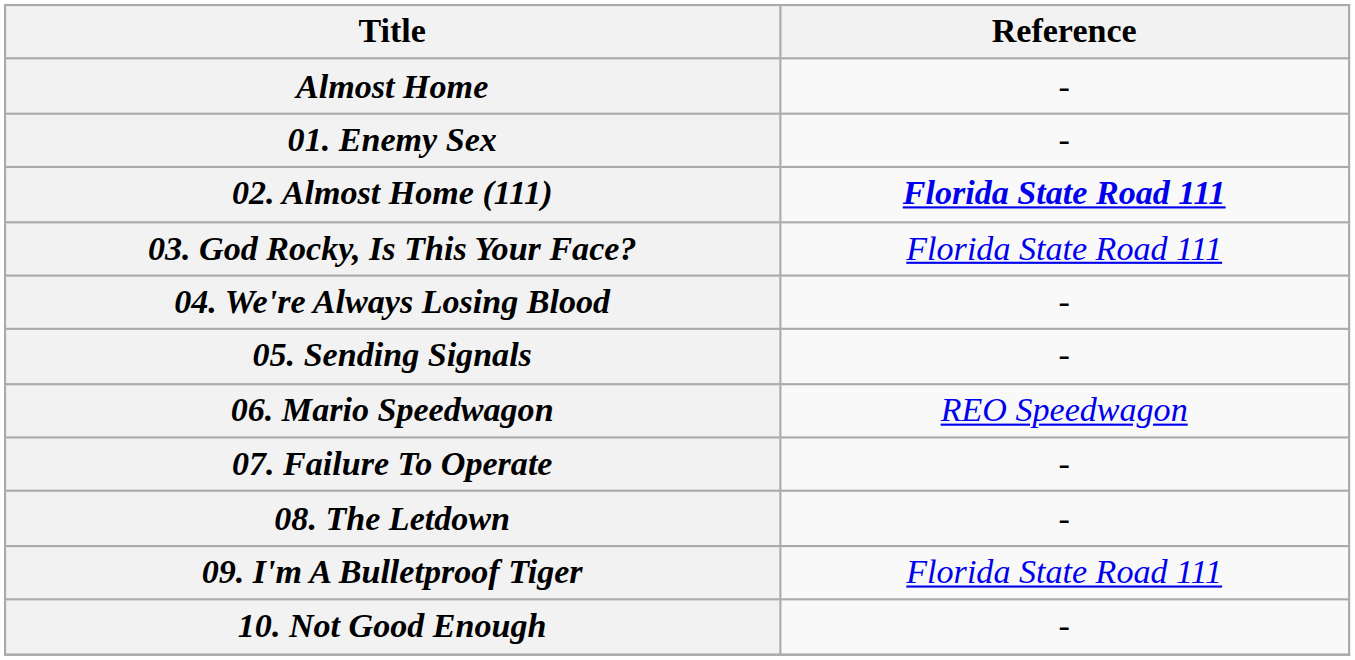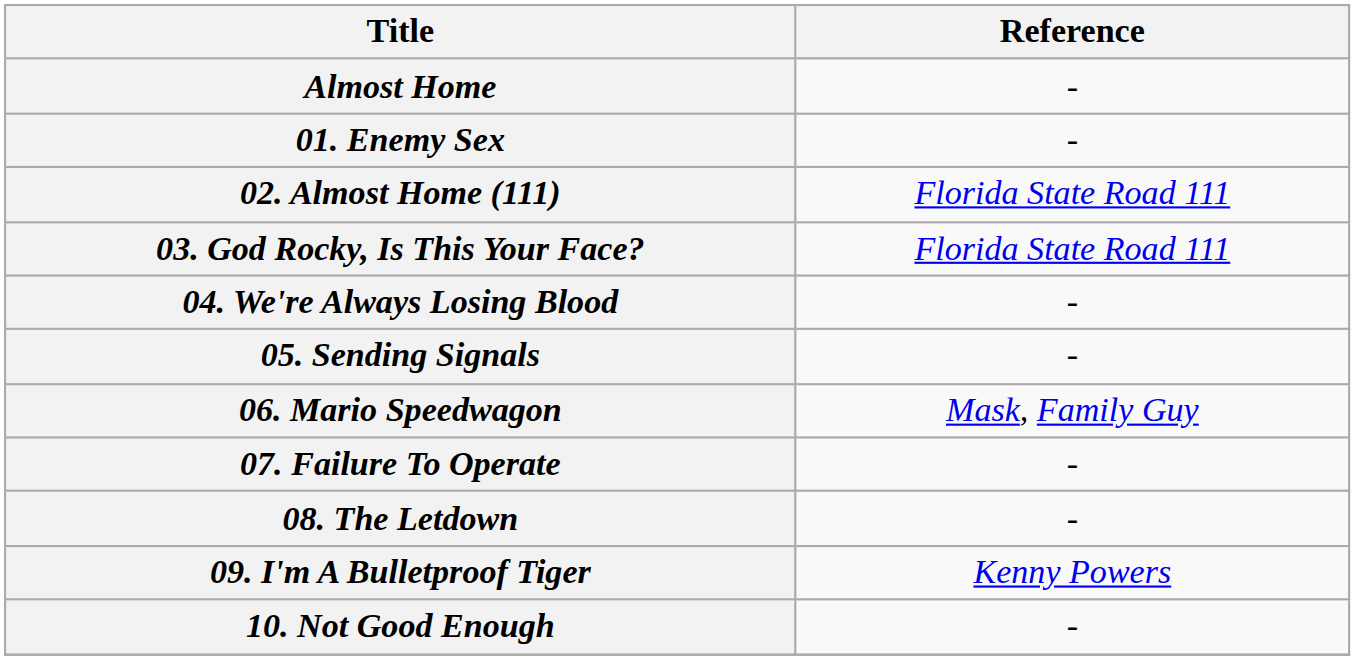(1064, 193) bold -> (1072, 193) normal
(1064, 409) REO Speedwagon -> (1072, 409) Mask, Family Guy
(1064, 572) Florida State Road 111 -> (1072, 572) Kenny Powers
